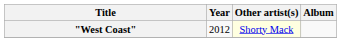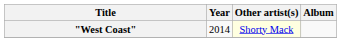(220, 29) 2012 -> (220, 29) 2014
